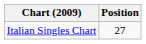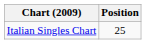(120, 30) 27 -> (120, 30) 25
